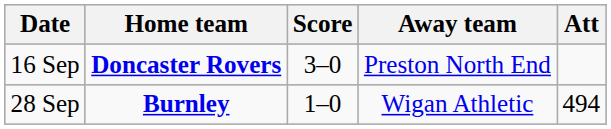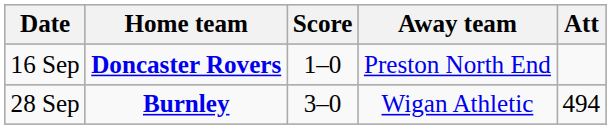(323, 64) 3–0 -> (323, 64) 1–0
(323, 104) 1–0 -> (323, 104) 3–0
